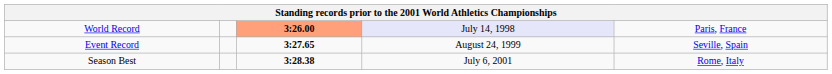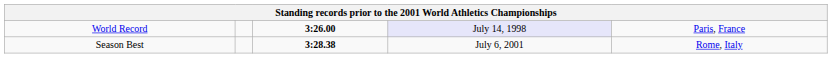(299, 29) lightsalmon background -> (320, 29) no background
- row: (112, 45)
